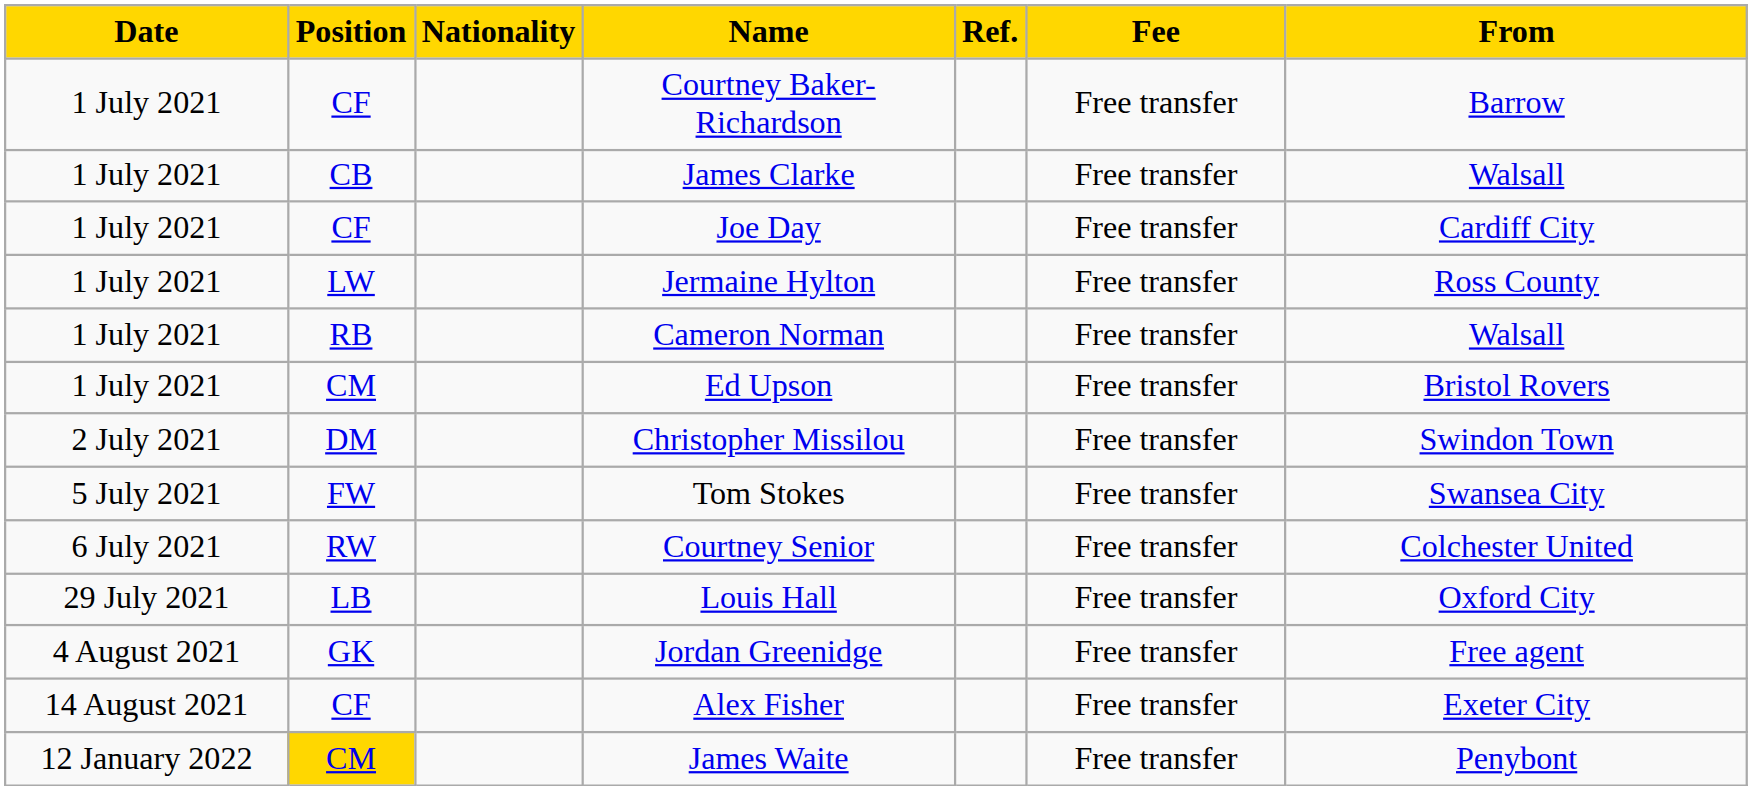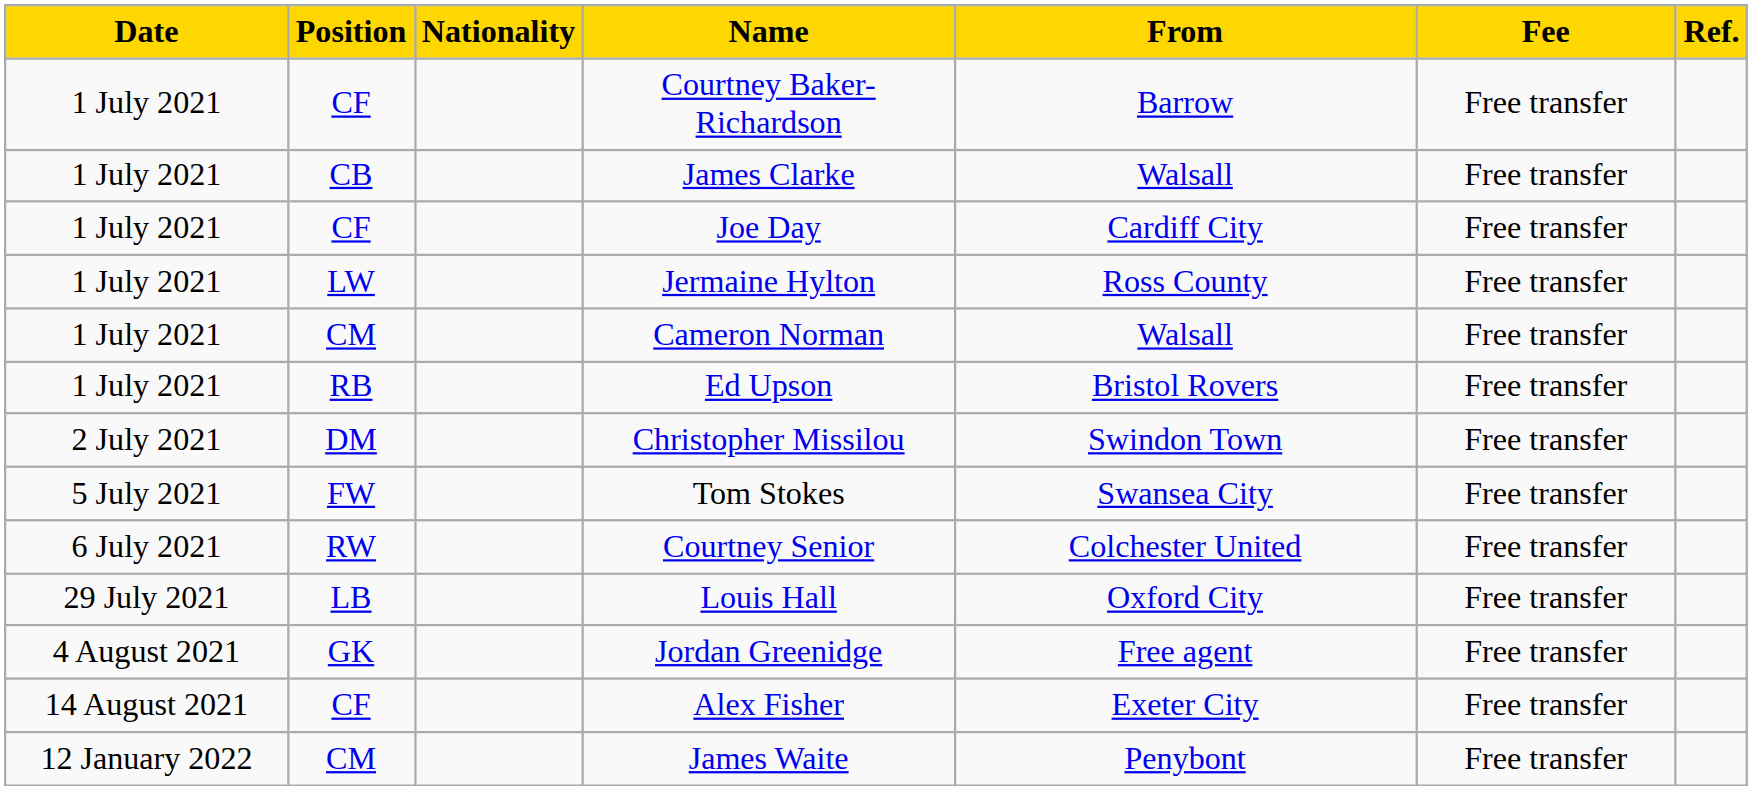columns swapped: (1517, 31) <-> (990, 31)
(351, 334) RB -> (351, 334) CM
(351, 387) CM -> (351, 387) RB
(351, 757) gold background -> (351, 757) no background
